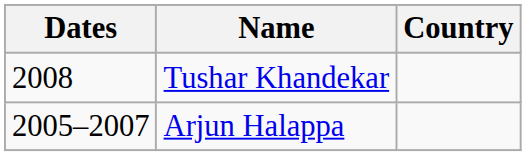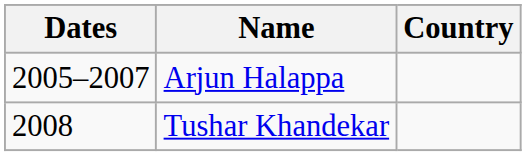rows swapped: (254, 125) <-> (276, 77)
